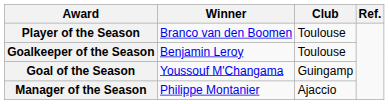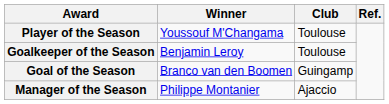(226, 33) Branco van den Boomen -> (222, 33) Youssouf M'Changama
(222, 71) Youssouf M'Changama -> (226, 71) Branco van den Boomen
